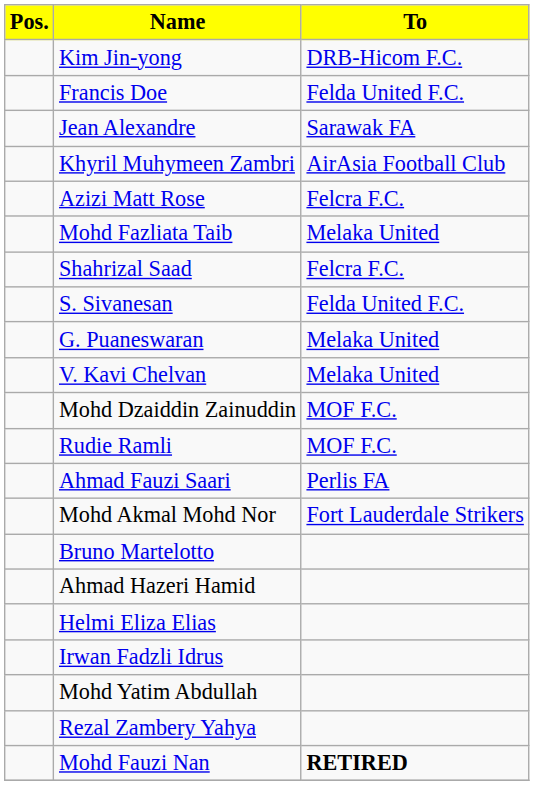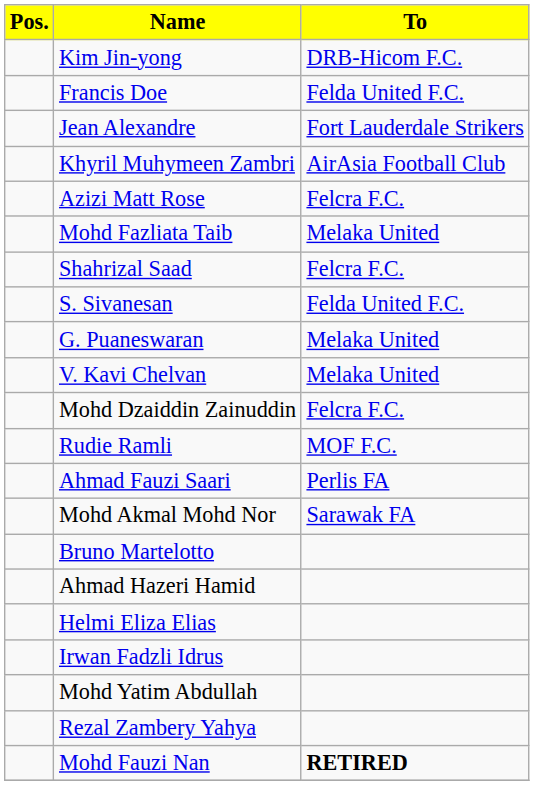(361, 127) Sarawak FA -> (415, 127) Fort Lauderdale Strikers
(352, 410) MOF F.C. -> (355, 410) Felcra F.C.
(415, 515) Fort Lauderdale Strikers -> (361, 515) Sarawak FA
